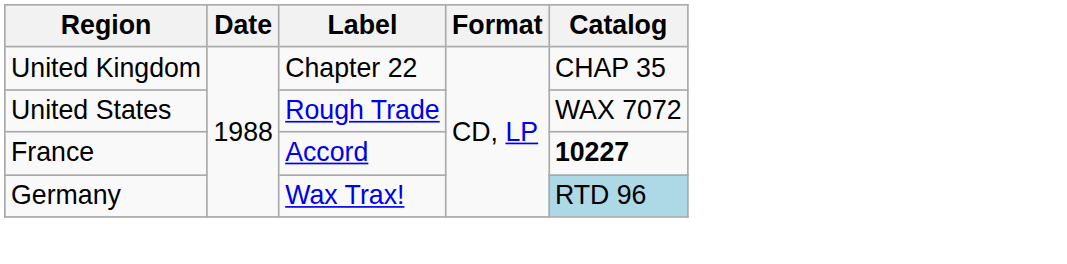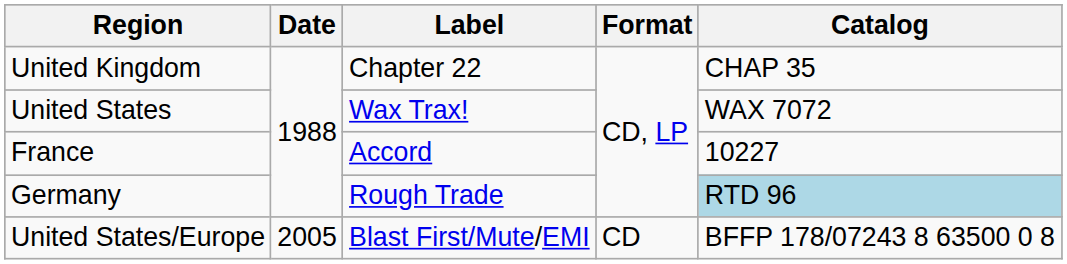(362, 110) Rough Trade -> (409, 110) Wax Trax!
(592, 152) bold -> (742, 152) normal
(345, 195) Wax Trax! -> (426, 195) Rough Trade
+ row: (138, 237)
